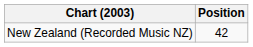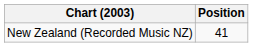(221, 32) 42 -> (221, 32) 41
